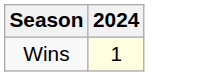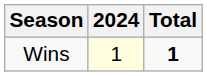+ column: (173, 20)
